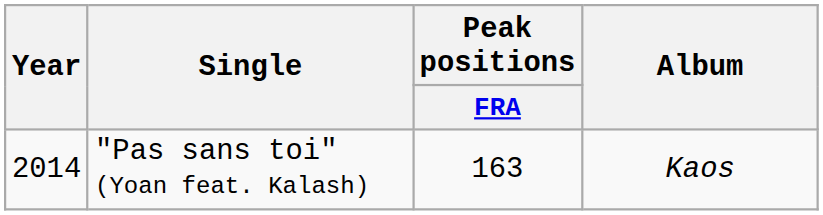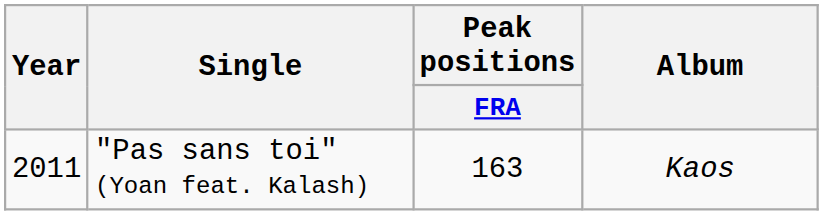(47, 169) 2014 -> (47, 169) 2011
